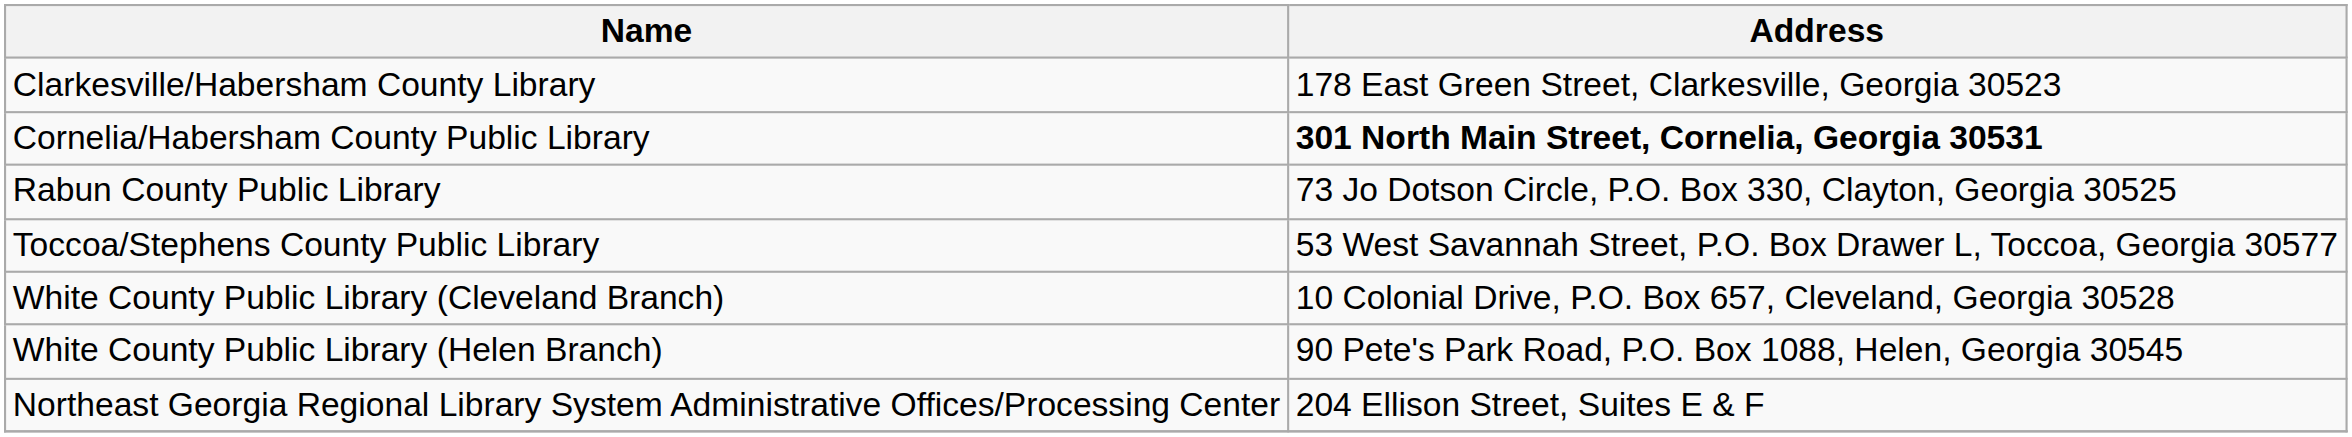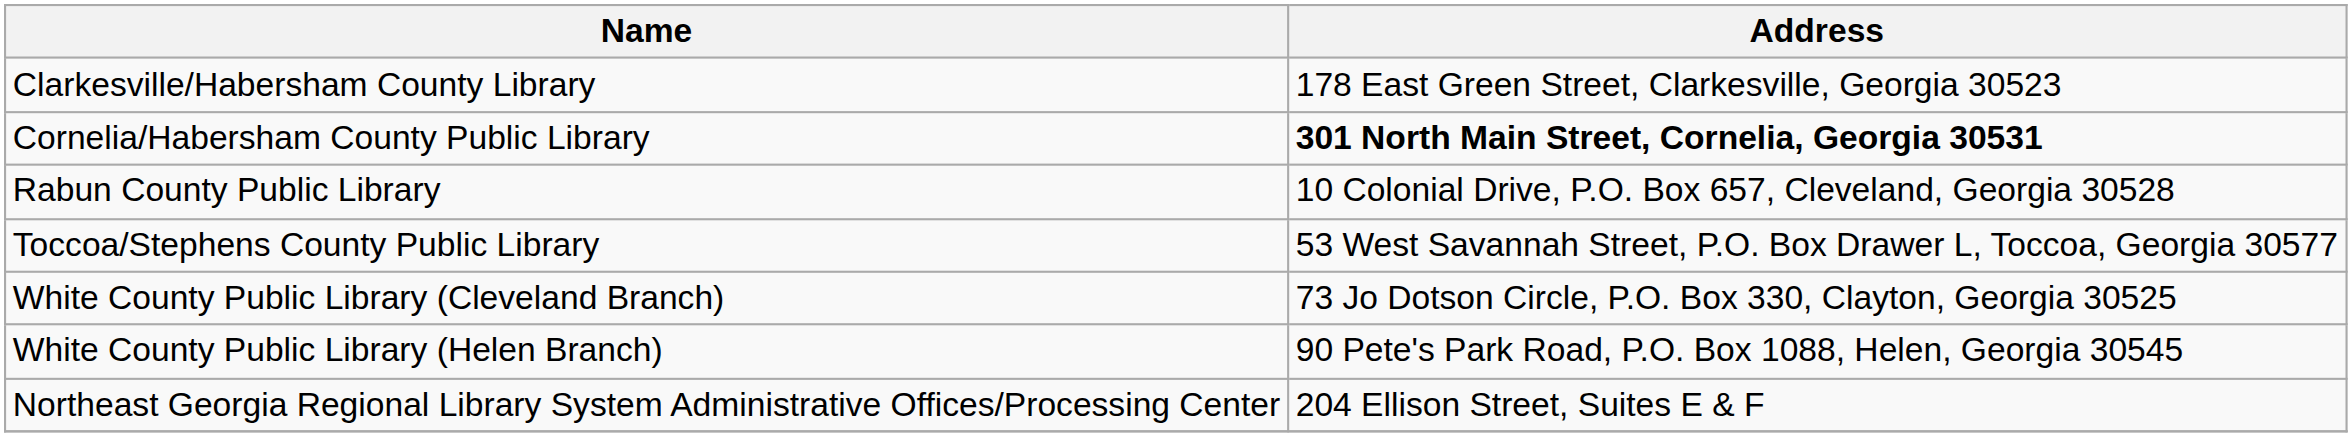(1736, 191) 73 Jo Dotson Circle, P.O. Box 330, Clayton, Georgia 30525 -> (1735, 191) 10 Colonial Drive, P.O. Box 657, Cleveland, Georgia 30528
(1735, 297) 10 Colonial Drive, P.O. Box 657, Cleveland, Georgia 30528 -> (1736, 297) 73 Jo Dotson Circle, P.O. Box 330, Clayton, Georgia 30525
